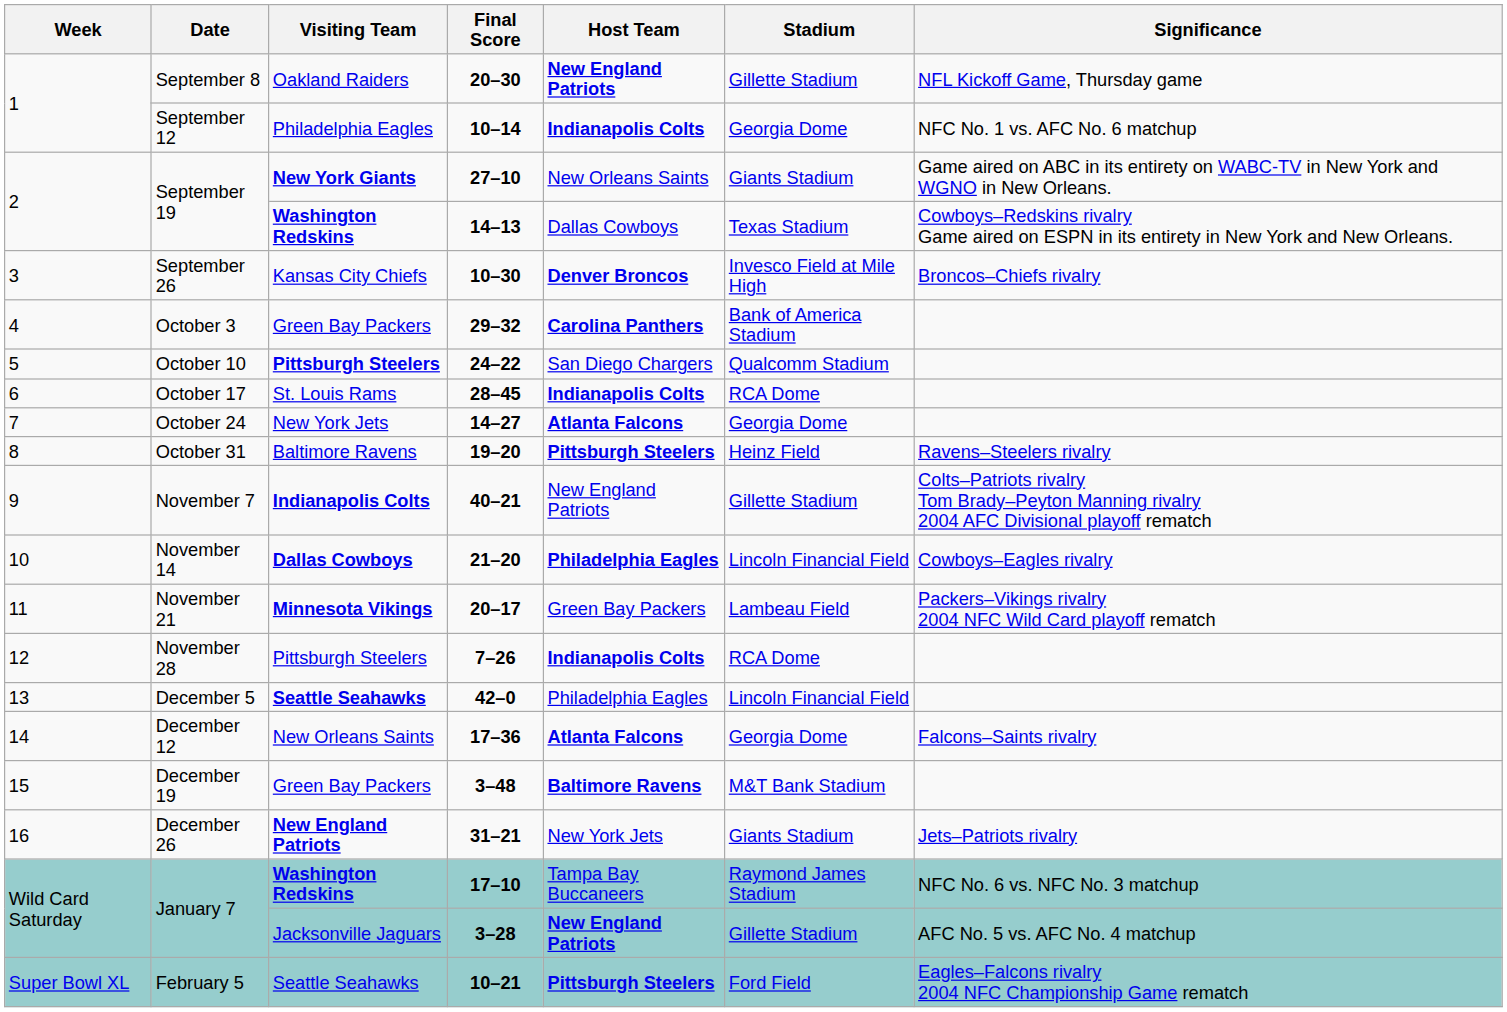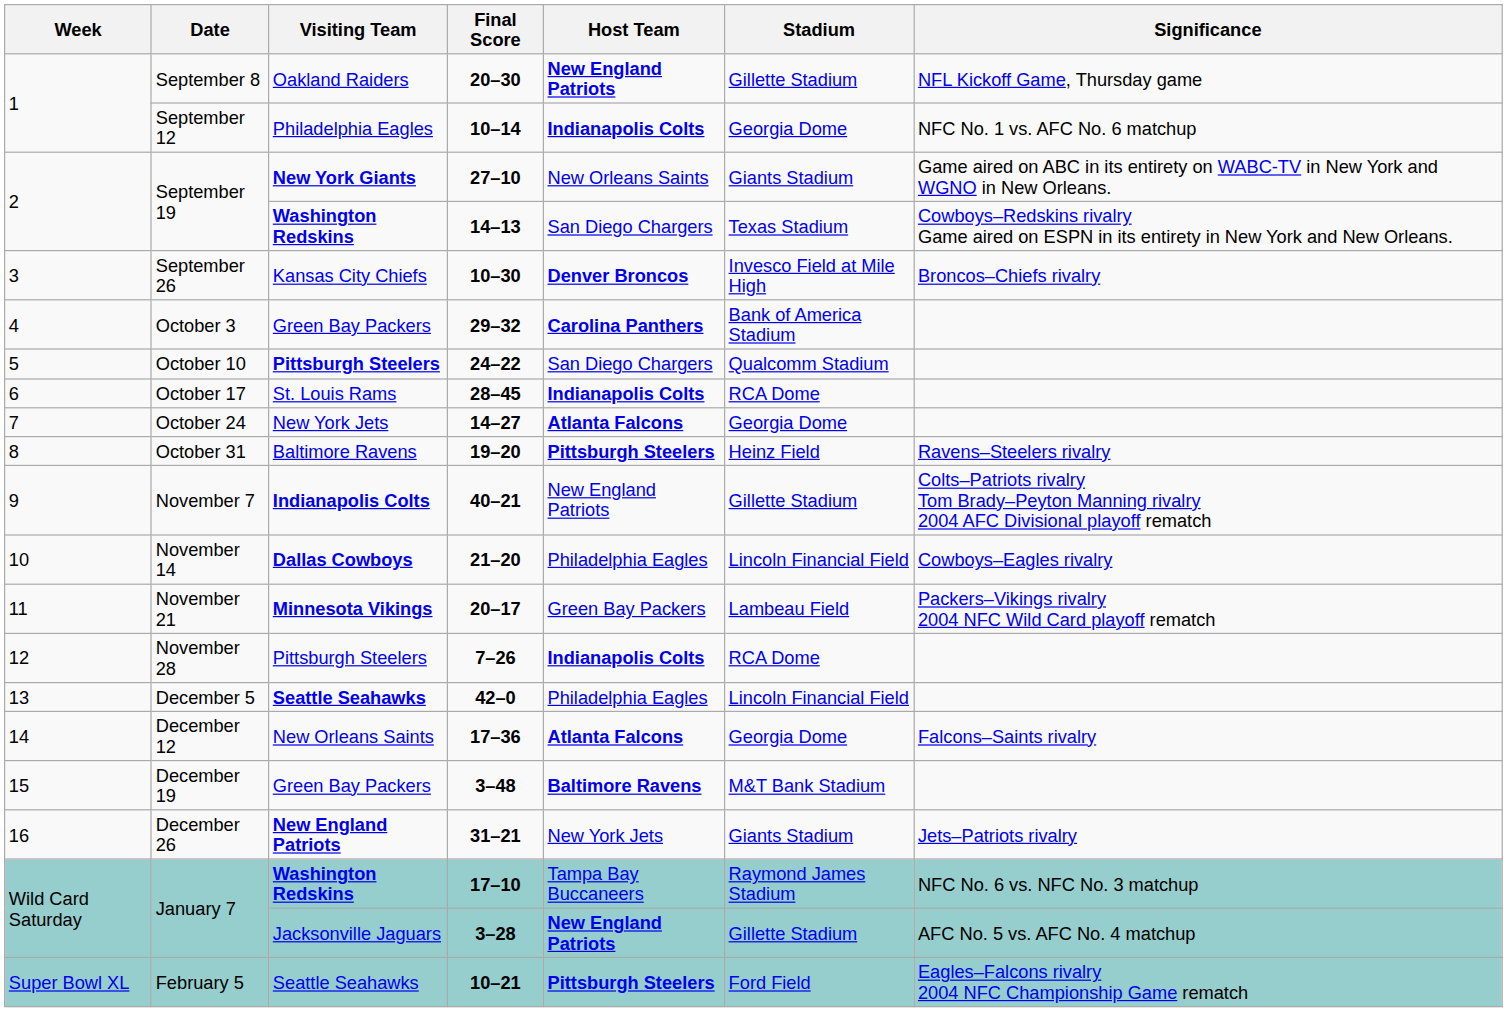(613, 227) Dallas Cowboys -> (630, 227) San Diego Chargers
(633, 560) bold -> (628, 560) normal
